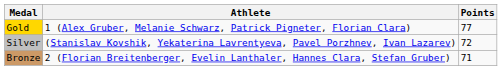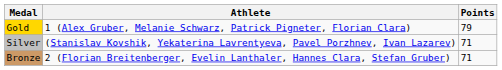(466, 27) 77 -> (466, 27) 79
(466, 42) 72 -> (466, 42) 71
